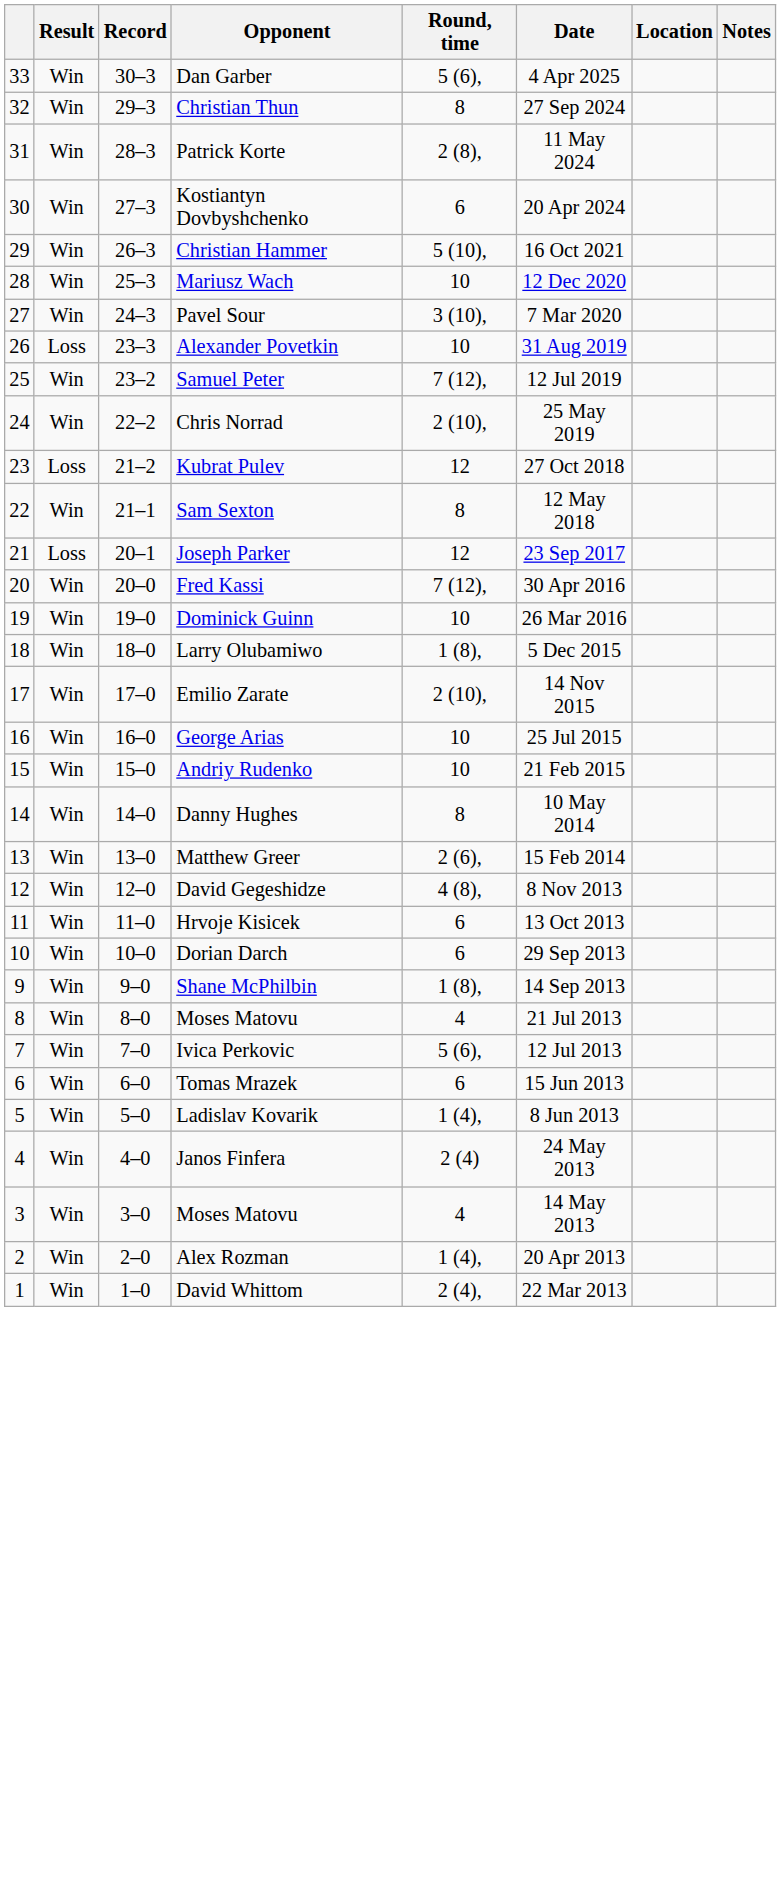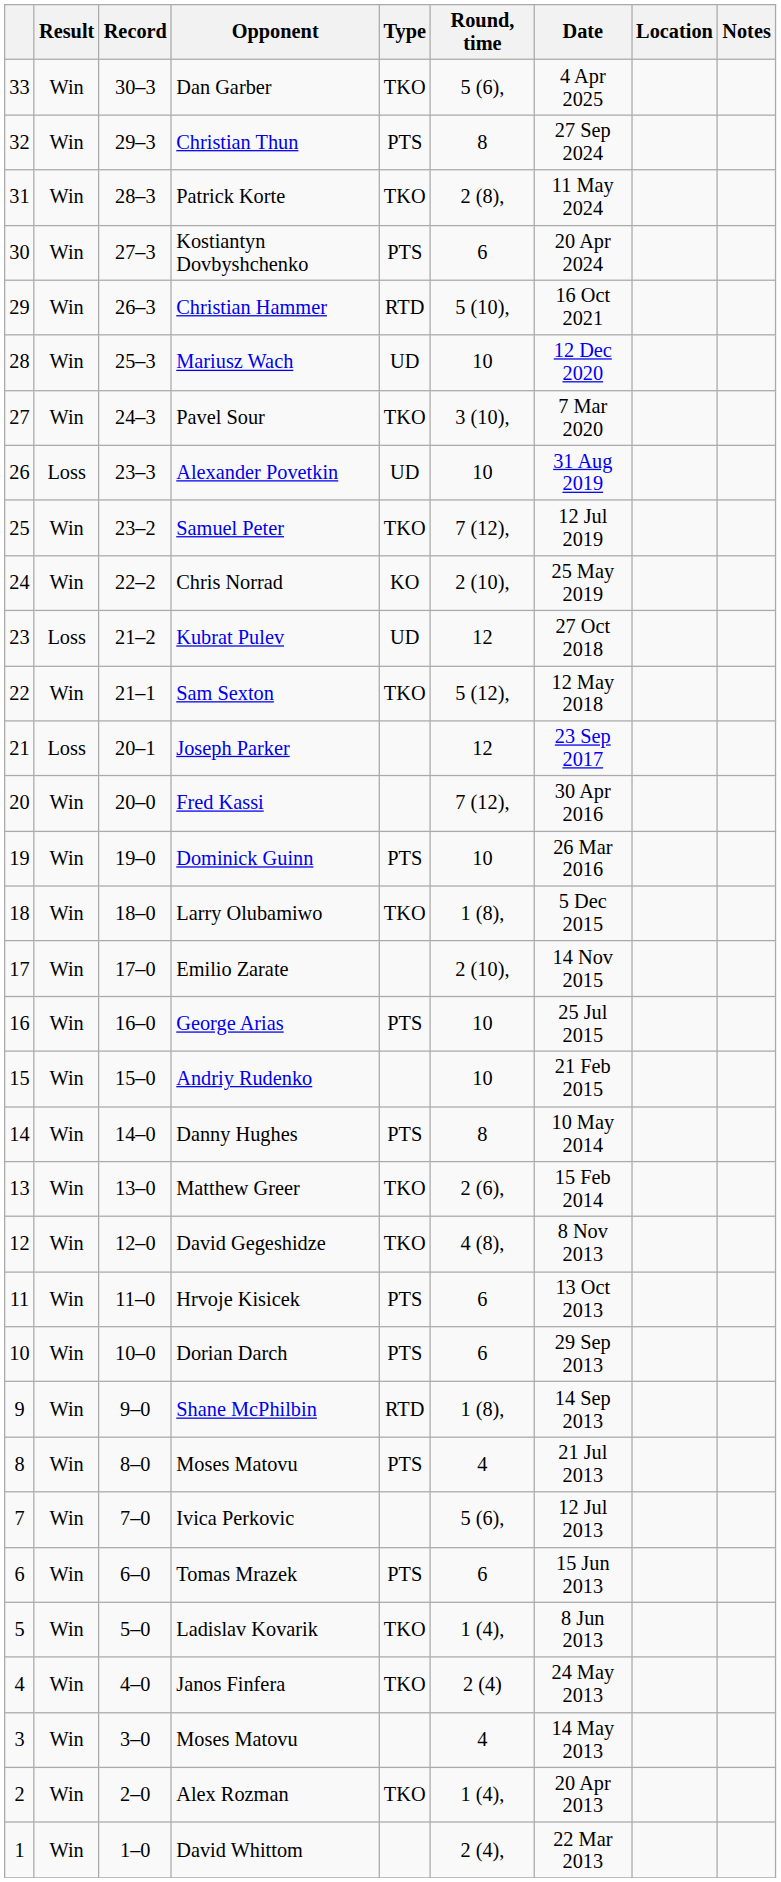+ column: (405, 32)
(460, 510) 8 -> (482, 693) 5 (12),
